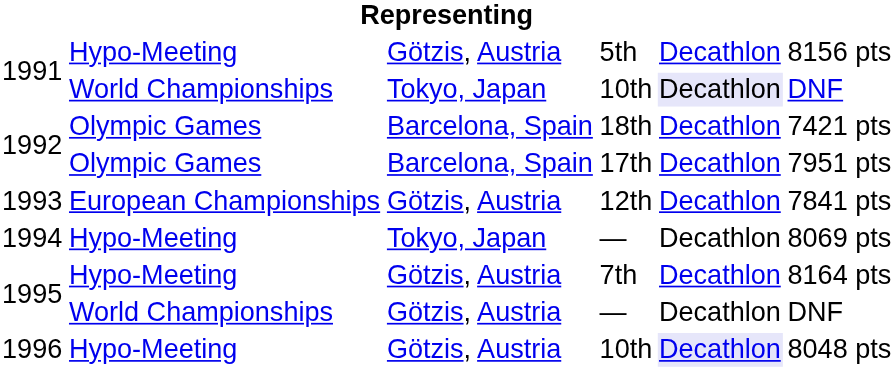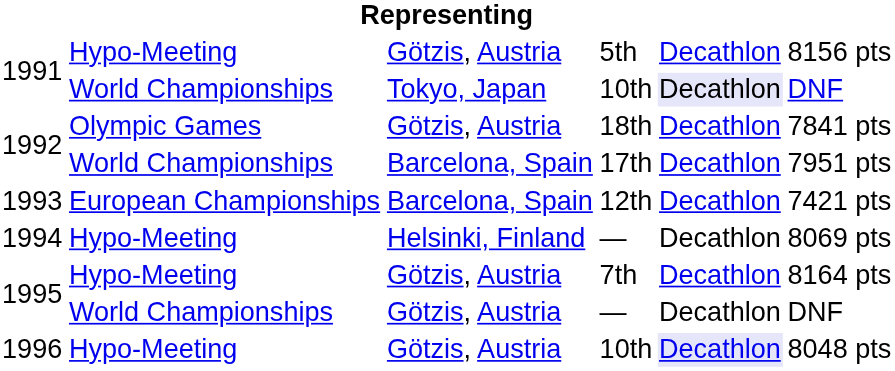(490, 126) Barcelona, Spain -> (474, 126) Götzis, Austria
(839, 126) 7421 pts -> (839, 126) 7841 pts
(165, 163) Olympic Games -> (201, 163) World Championships
(474, 200) Götzis, Austria -> (490, 200) Barcelona, Spain
(839, 200) 7841 pts -> (839, 200) 7421 pts
(467, 238) Tokyo, Japan -> (486, 238) Helsinki, Finland
